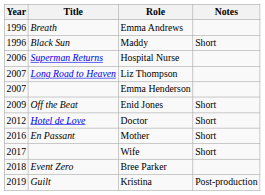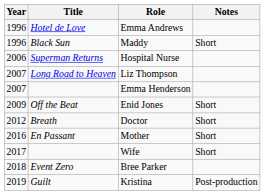(44, 27) Breath -> (58, 27) Hotel de Love
(58, 120) Hotel de Love -> (44, 120) Breath
